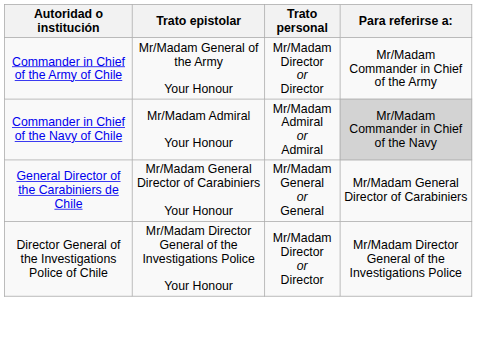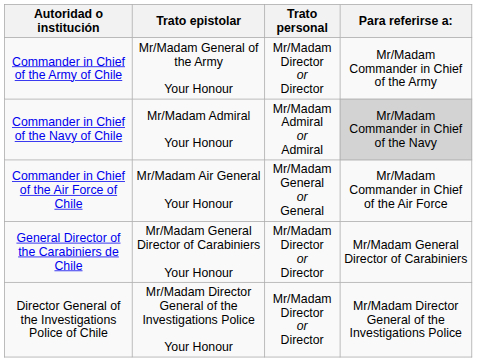+ row: (68, 190)
(302, 190) Mr/Madam General or General -> (302, 251) Mr/Madam Director or Director
